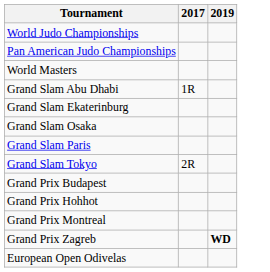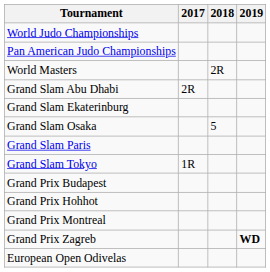+ column: (222, 13)
(188, 88) 1R -> (188, 88) 2R
(188, 164) 2R -> (188, 164) 1R
